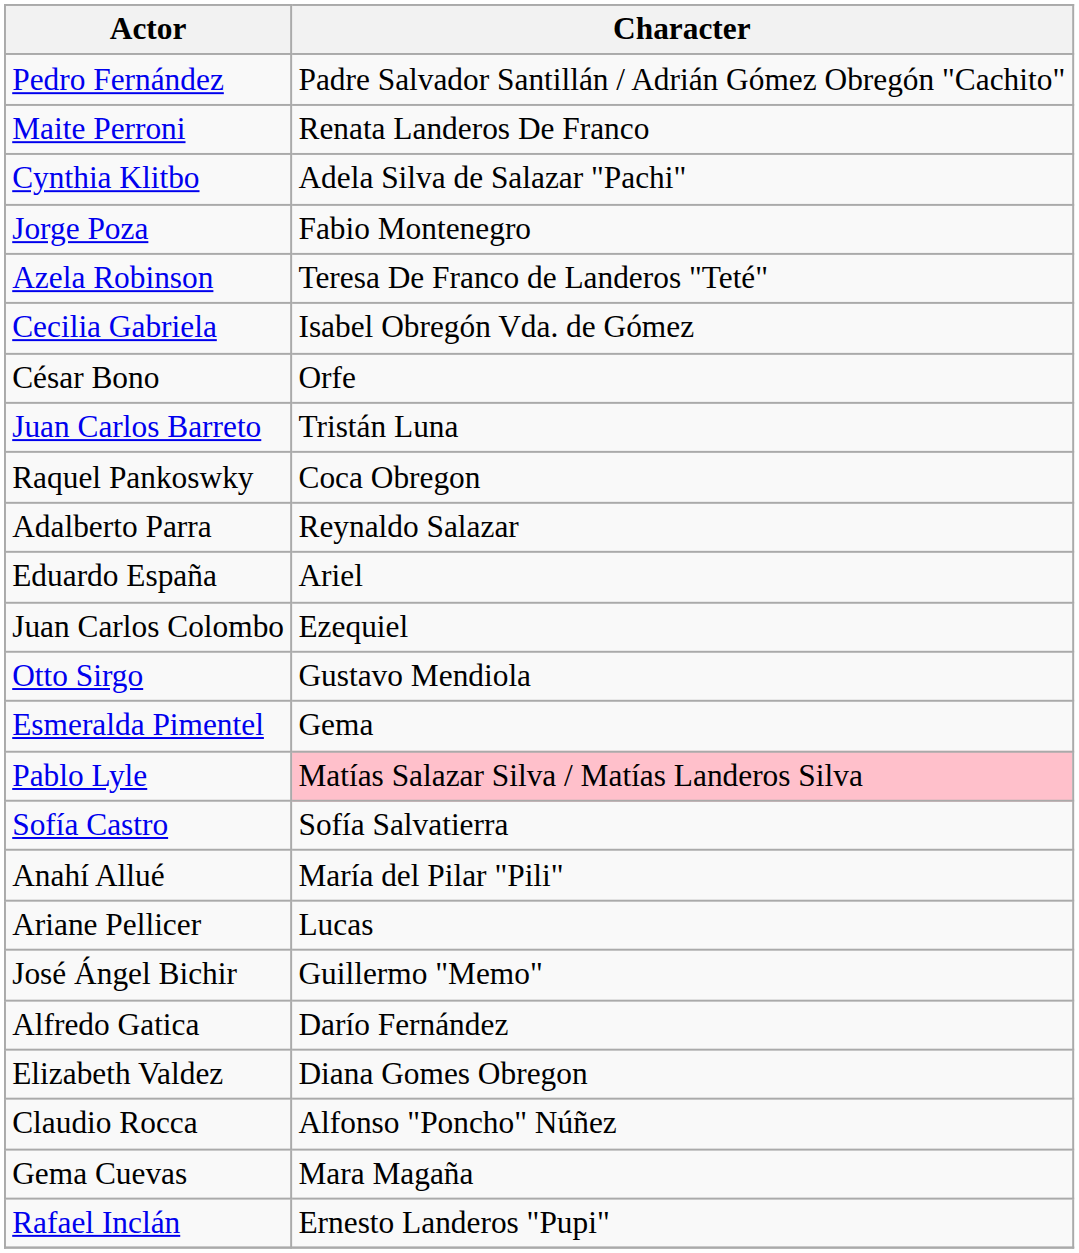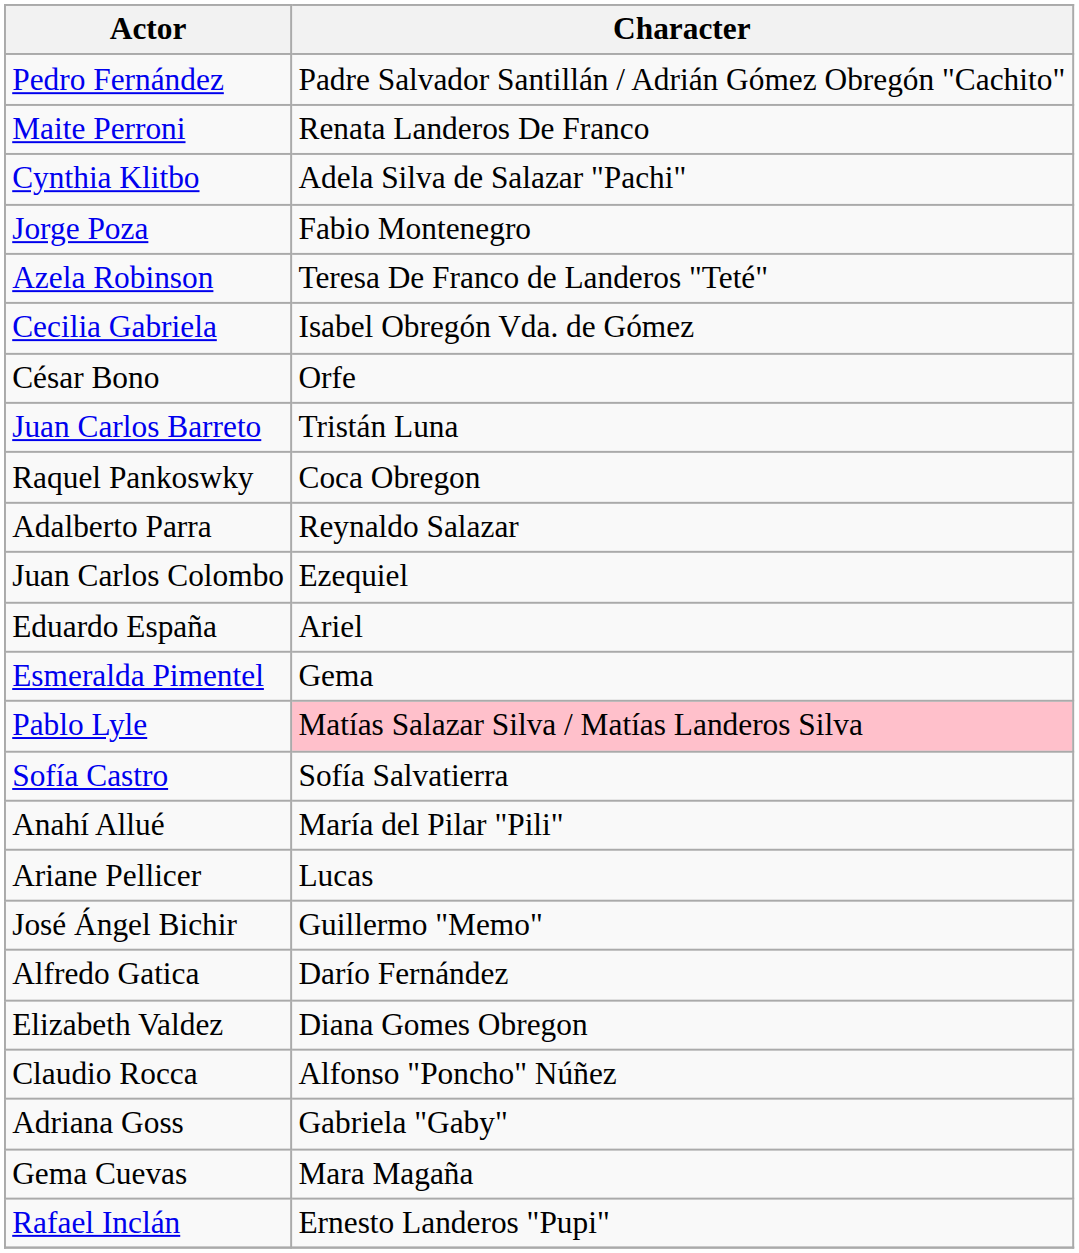rows swapped: (115, 576) <-> (148, 626)
- row: (78, 675)
+ row: (98, 1123)
